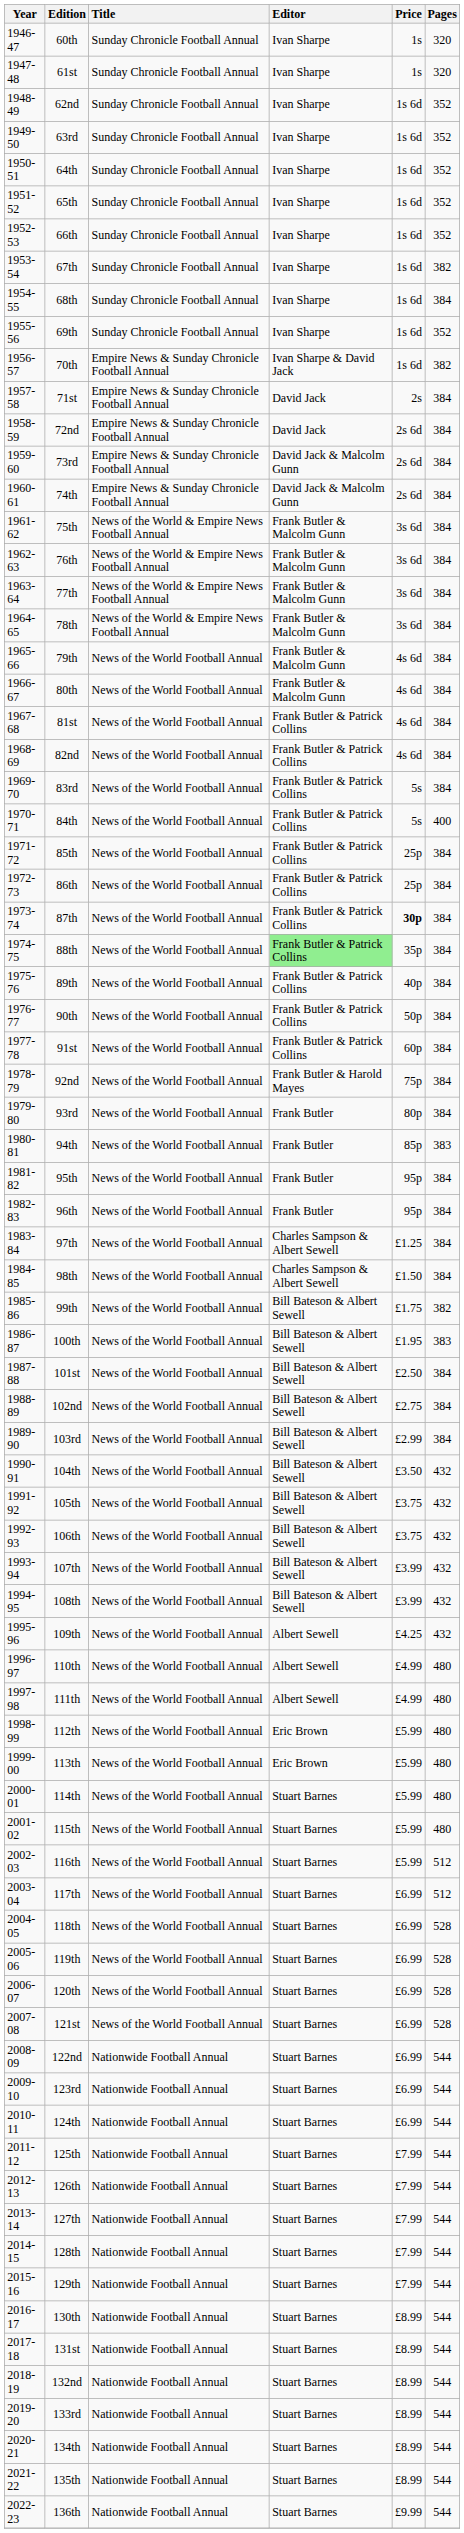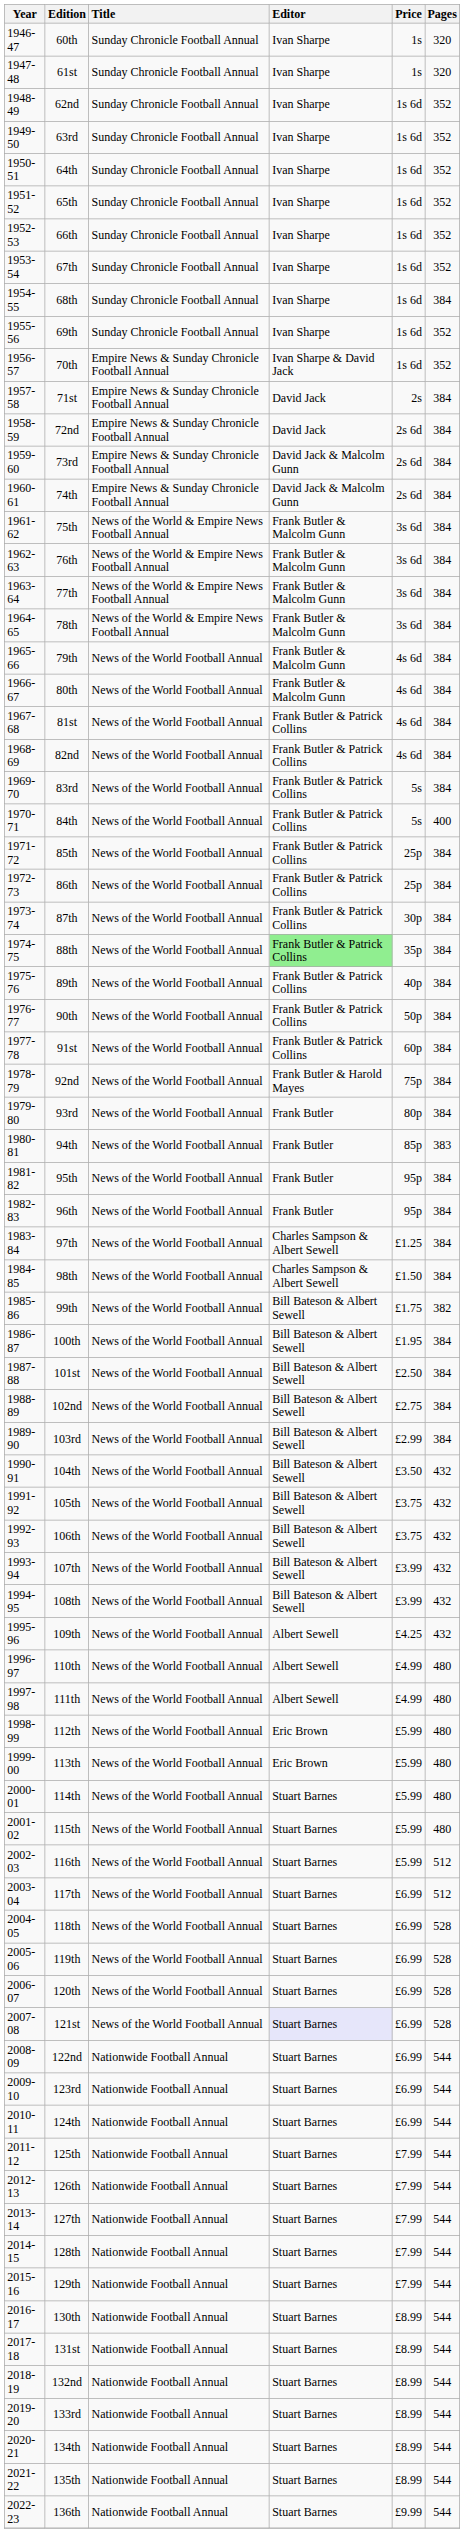(442, 267) 382 -> (442, 267) 352
(442, 365) 382 -> (442, 365) 352
(413, 918) bold -> (413, 918) normal
(442, 1341) 383 -> (442, 1341) 384
(305, 2024) no background -> (305, 2024) lavender background
